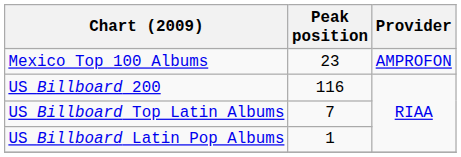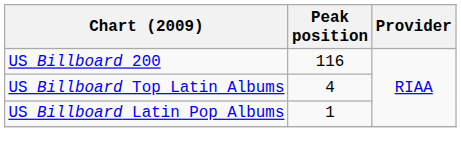- row: (108, 62)
(330, 113) 7 -> (330, 88) 4
